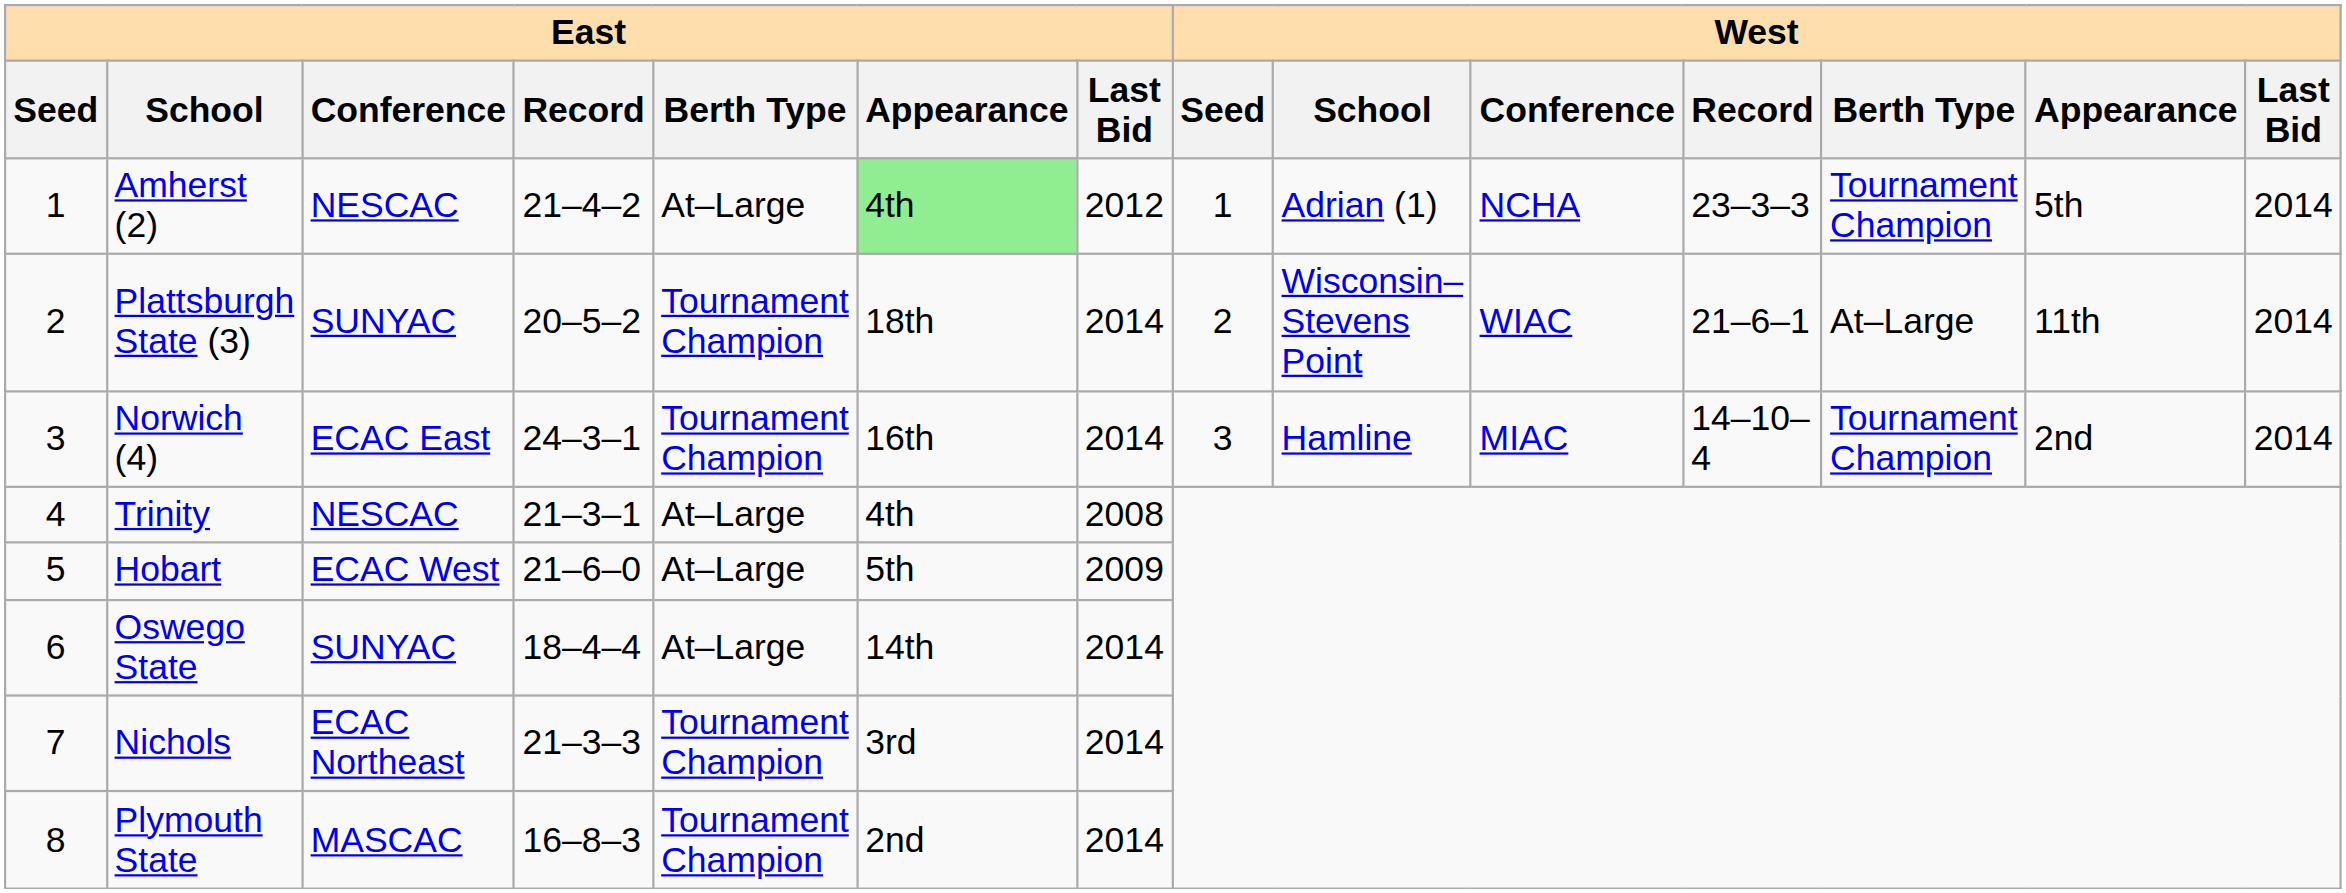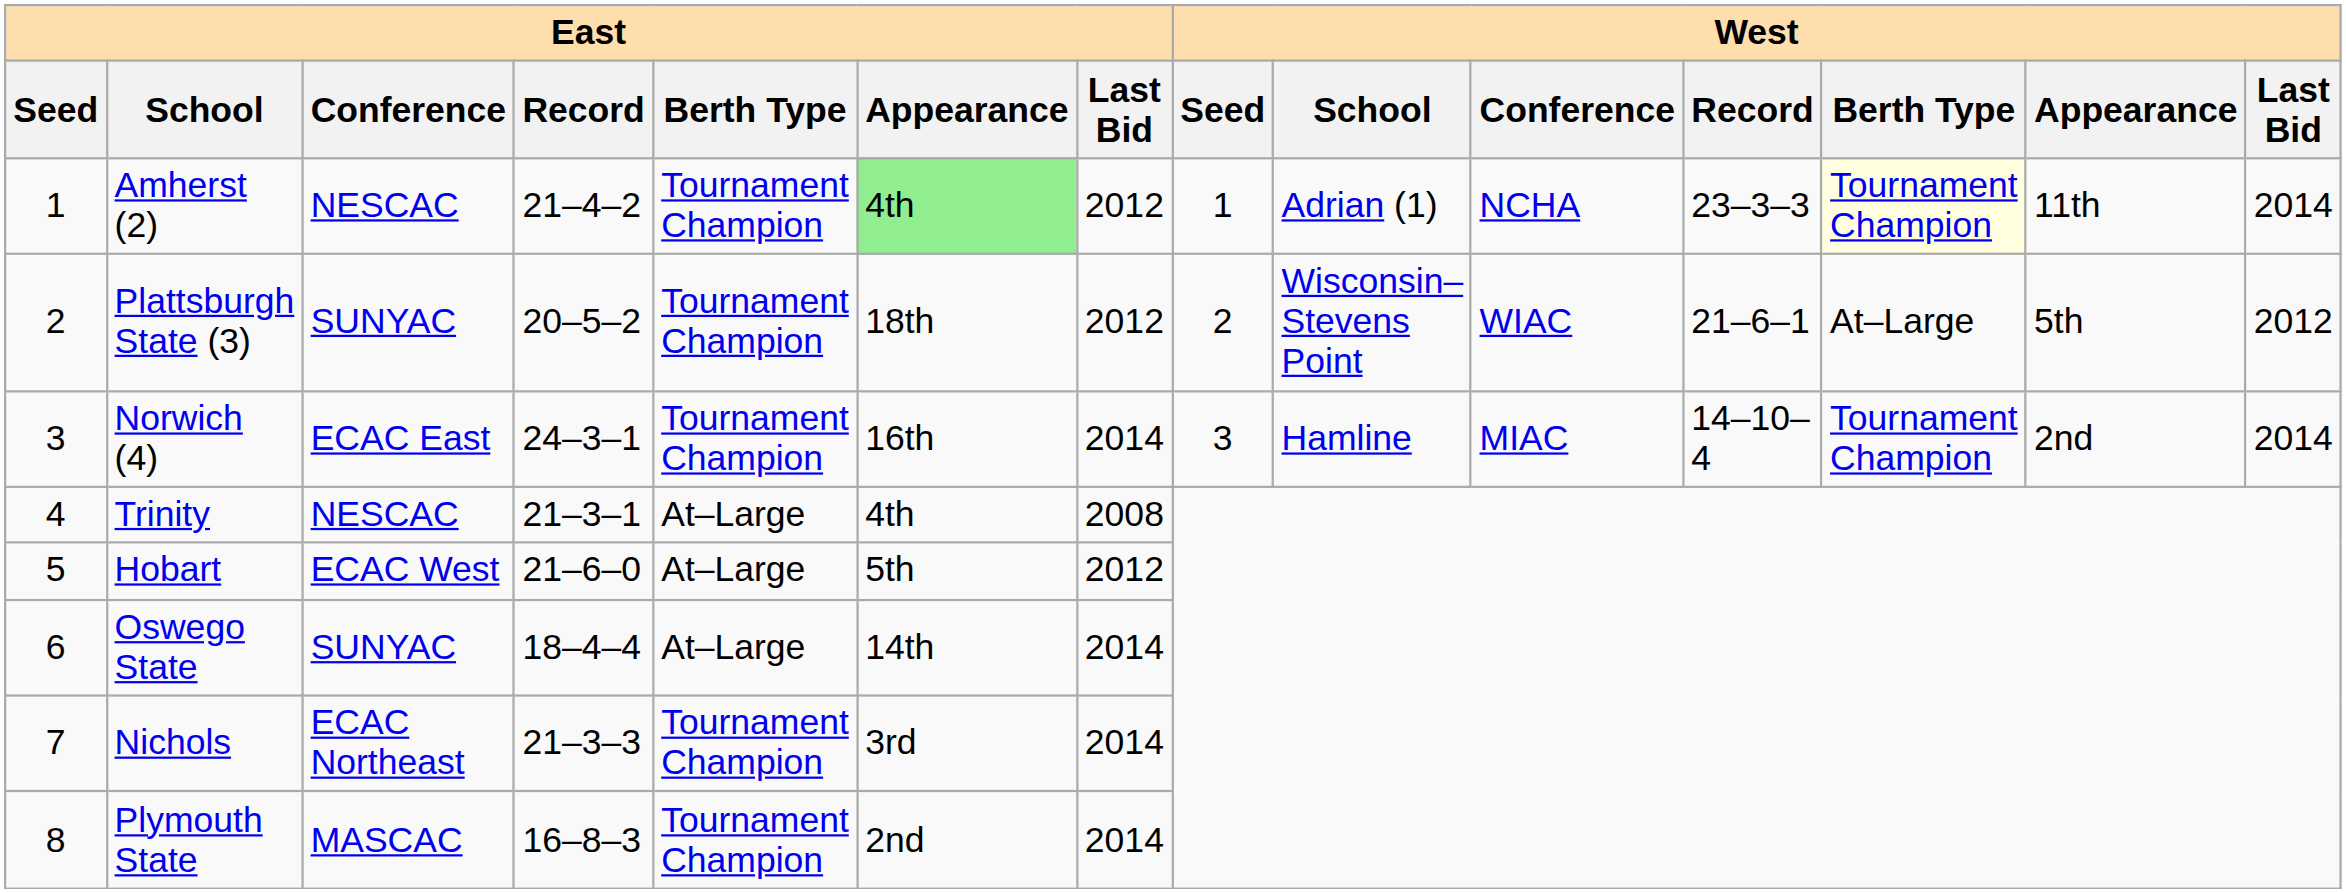(733, 205) At–Large -> (755, 205) Tournament Champion
(1924, 205) no background -> (1924, 205) lightyellow background
(2059, 205) 5th -> (2067, 205) 11th
(1124, 321) 2014 -> (1124, 321) 2012
(2067, 321) 11th -> (2059, 321) 5th
(2293, 321) 2014 -> (2293, 321) 2012
(1124, 570) 2009 -> (1124, 570) 2012
